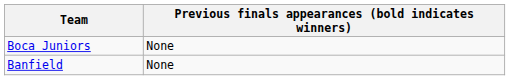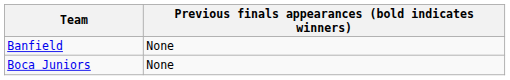rows swapped: (49, 46) <-> (35, 65)
